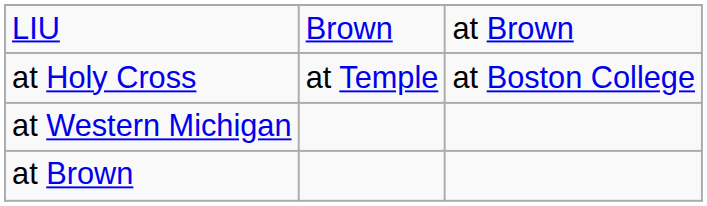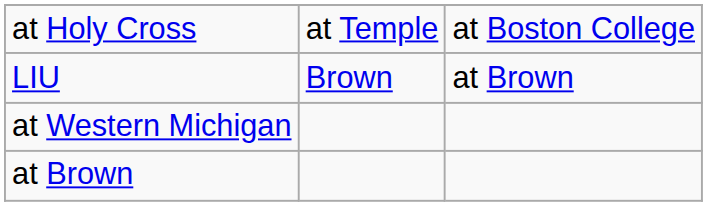rows swapped: (104, 77) <-> (36, 28)
